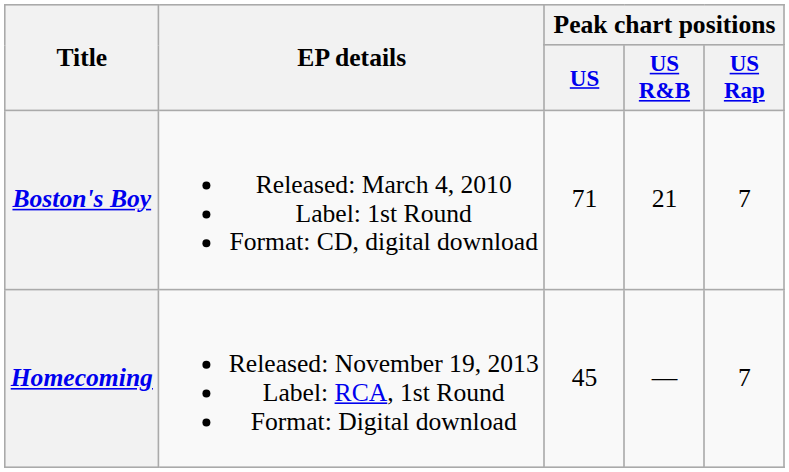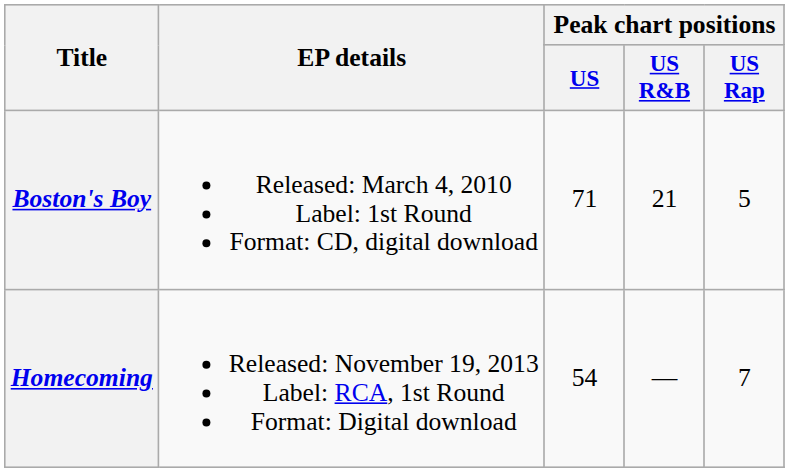(744, 199) 7 -> (744, 199) 5
(585, 377) 45 -> (585, 377) 54
